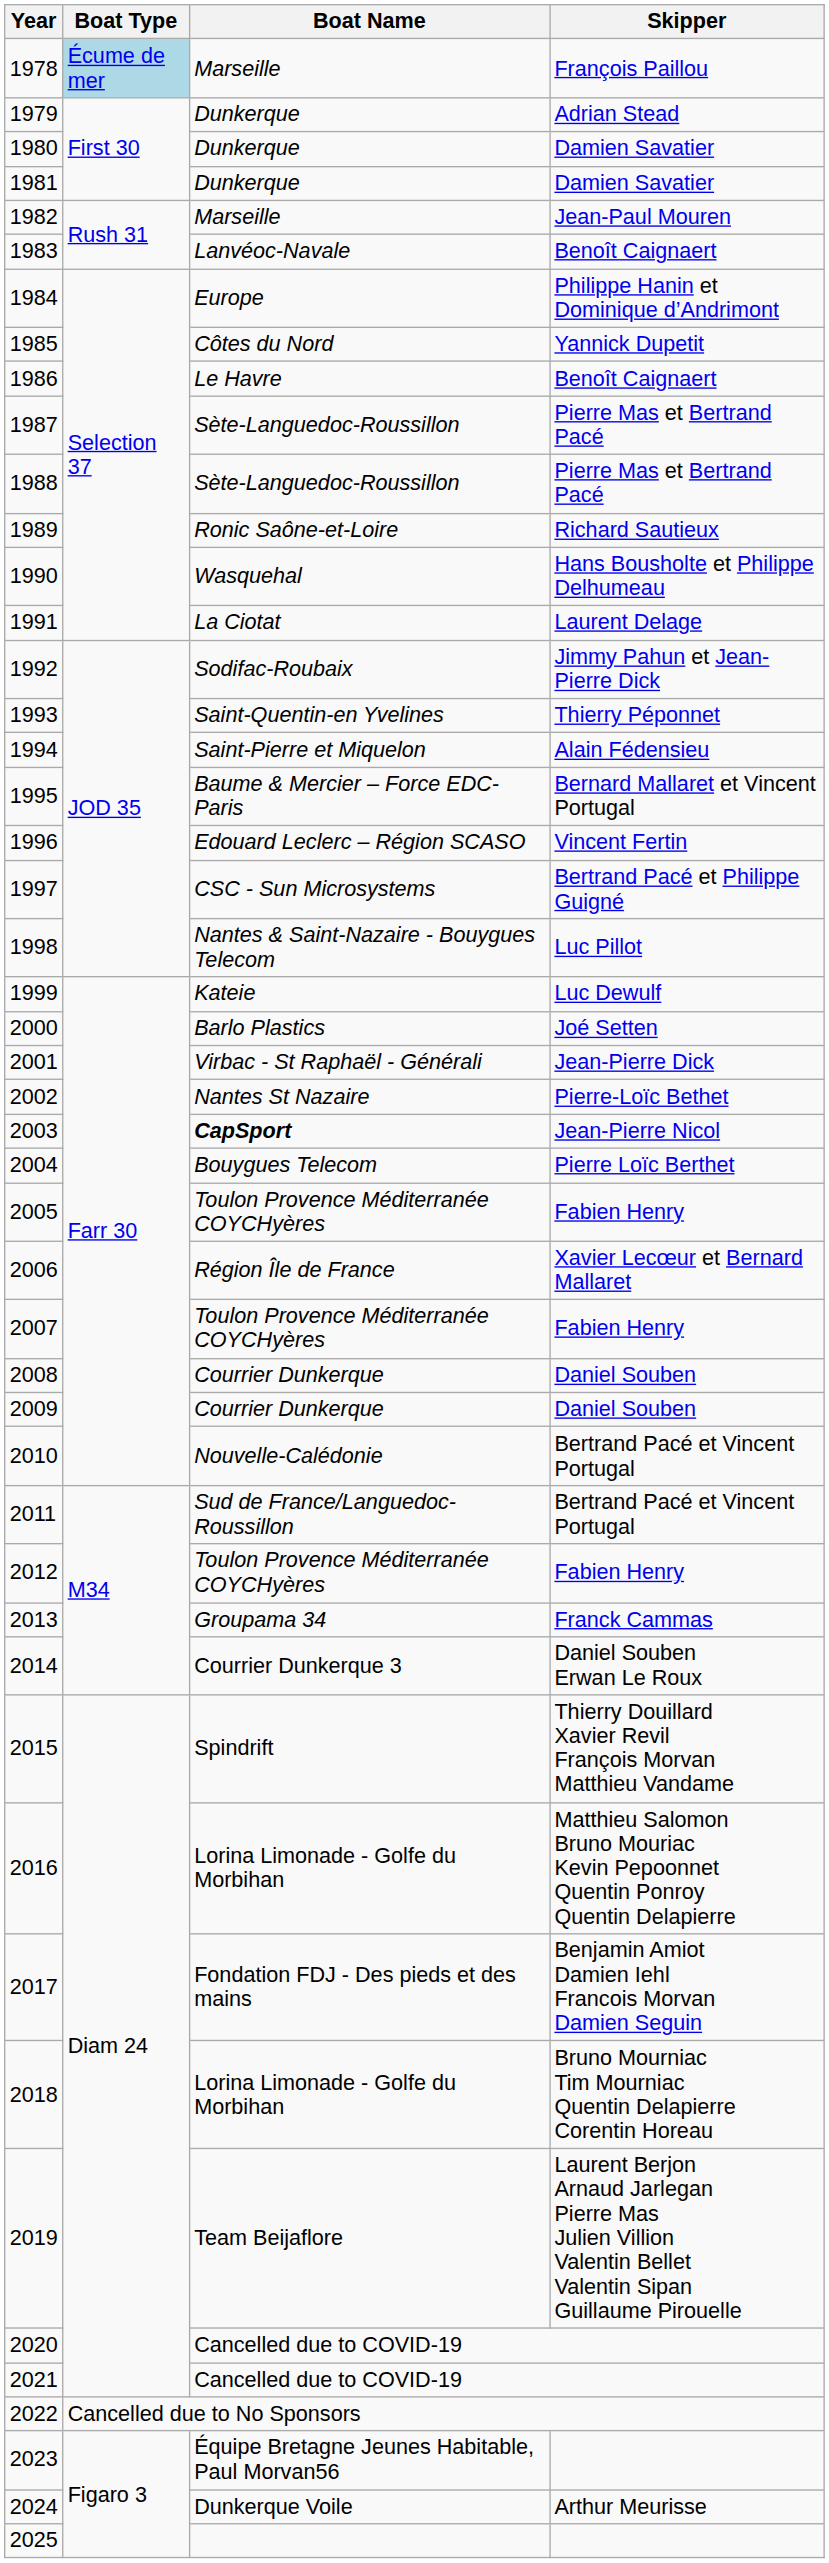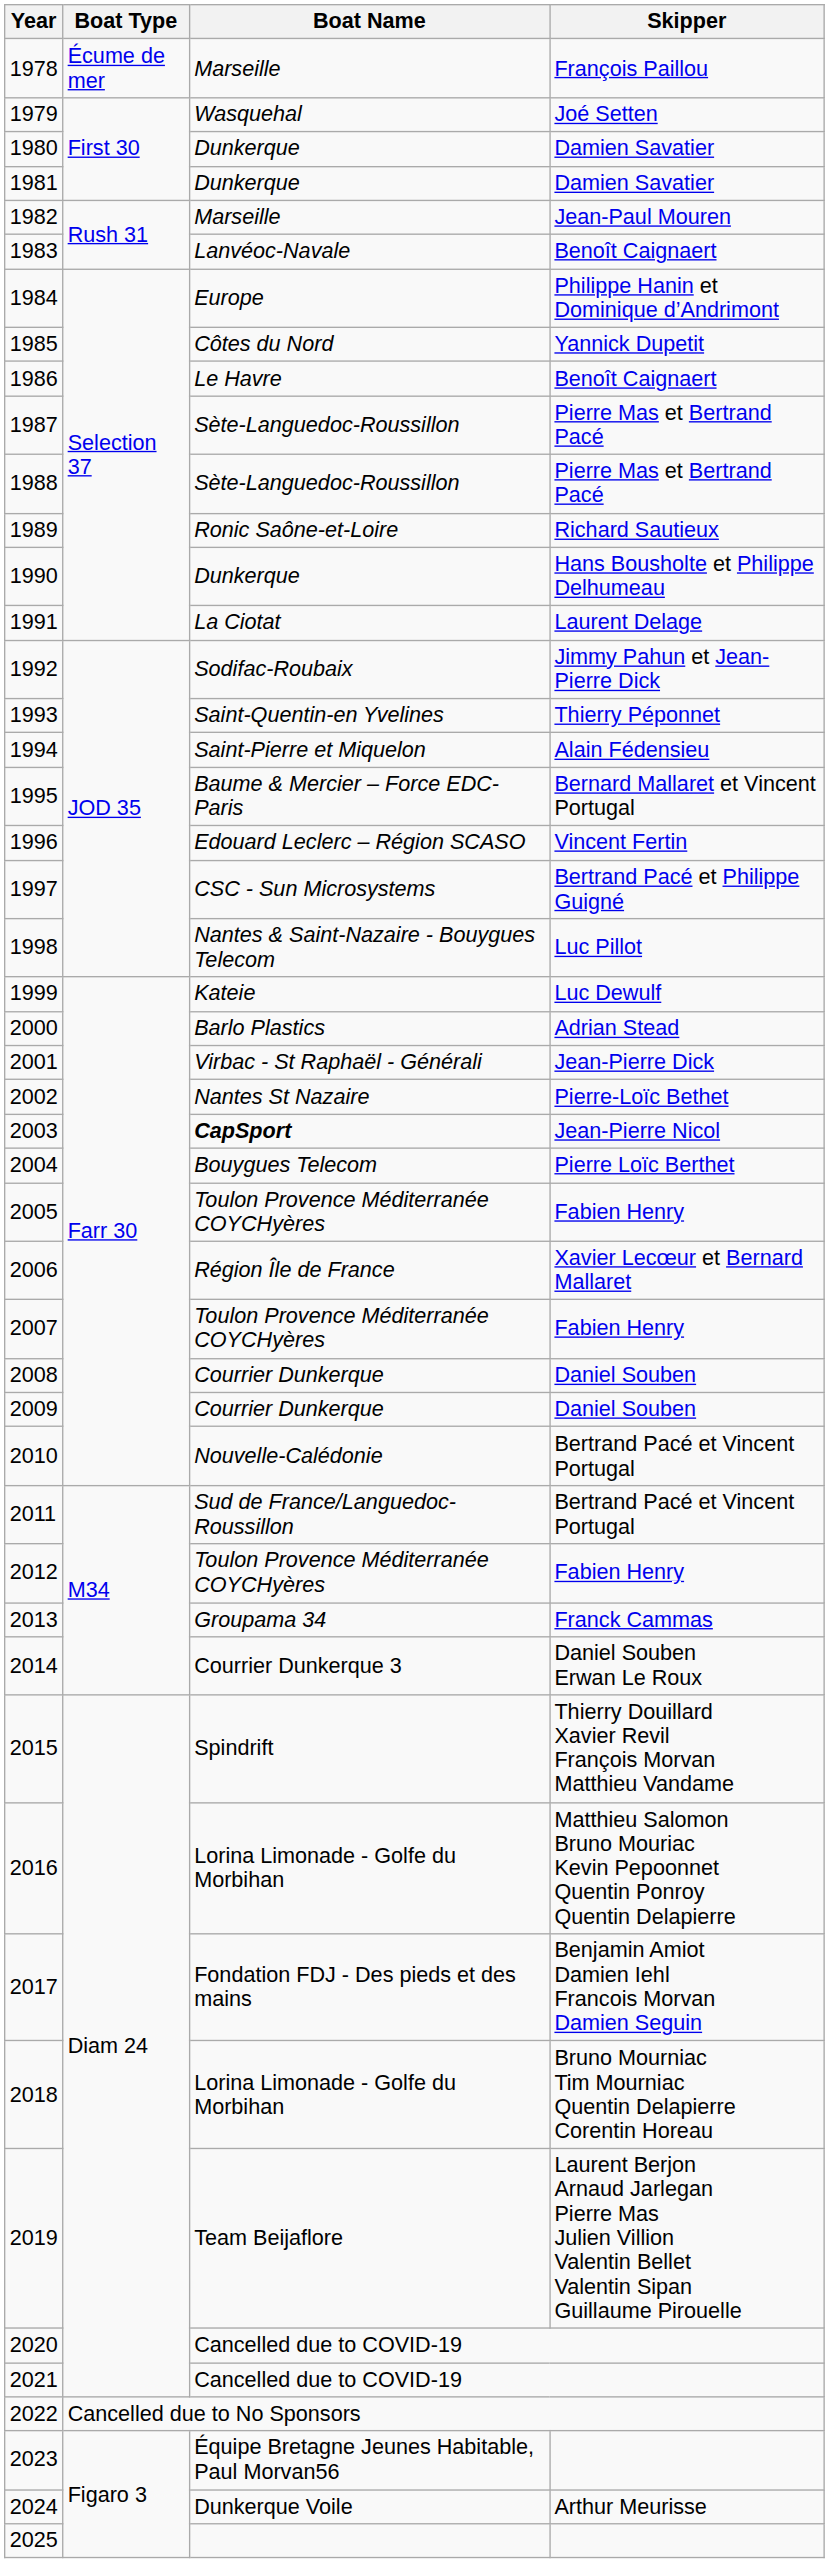(116, 68) lightblue background -> (116, 68) no background
(247, 114) Dunkerque -> (248, 114) Wasquehal
(617, 114) Adrian Stead -> (606, 114) Joé Setten
(248, 576) Wasquehal -> (247, 576) Dunkerque
(606, 1028) Joé Setten -> (617, 1028) Adrian Stead
